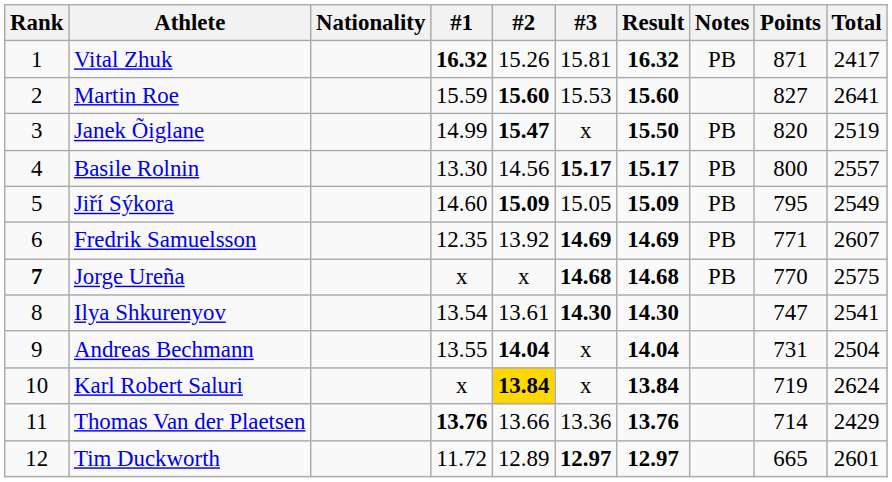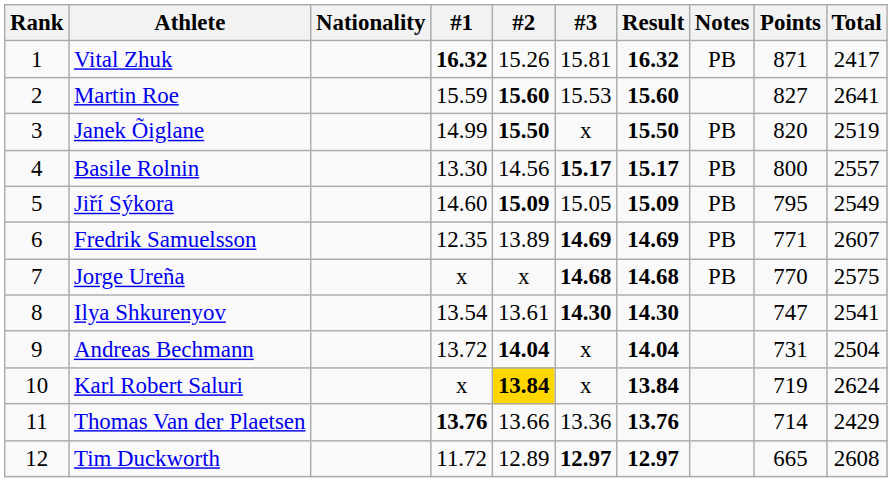(524, 131) 15.47 -> (524, 131) 15.50
(524, 240) 13.92 -> (524, 240) 13.89
(37, 276) bold -> (37, 276) normal
(462, 349) 13.55 -> (462, 349) 13.72
(857, 458) 2601 -> (857, 458) 2608
